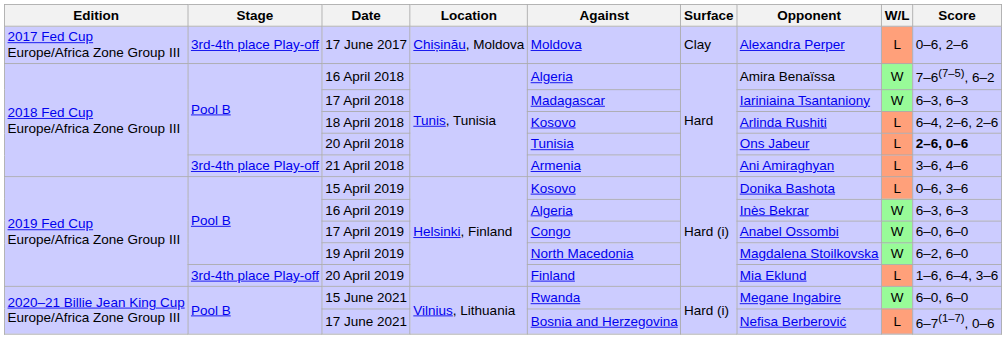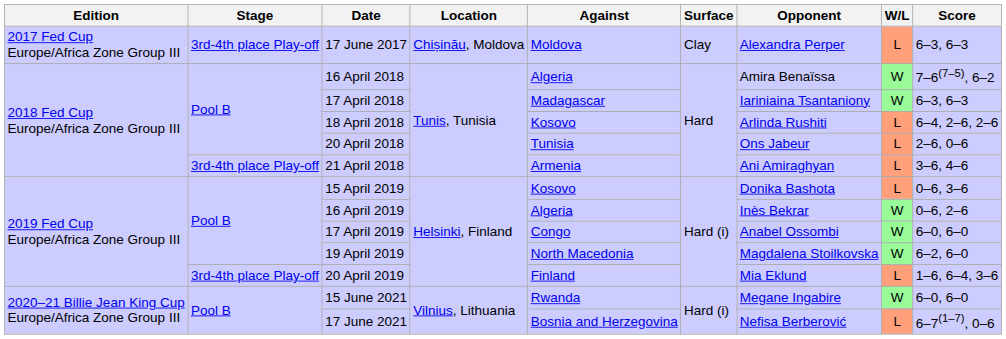(942, 44) 0–6, 2–6 -> (942, 44) 6–3, 6–3
(942, 143) bold -> (942, 143) normal
(942, 209) 6–3, 6–3 -> (942, 209) 0–6, 2–6
